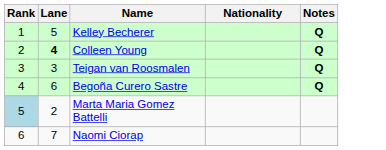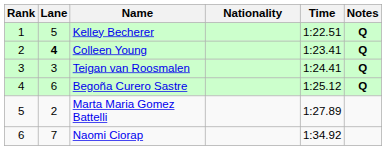+ column: (322, 13)
(21, 111) lightblue background -> (21, 111) no background
